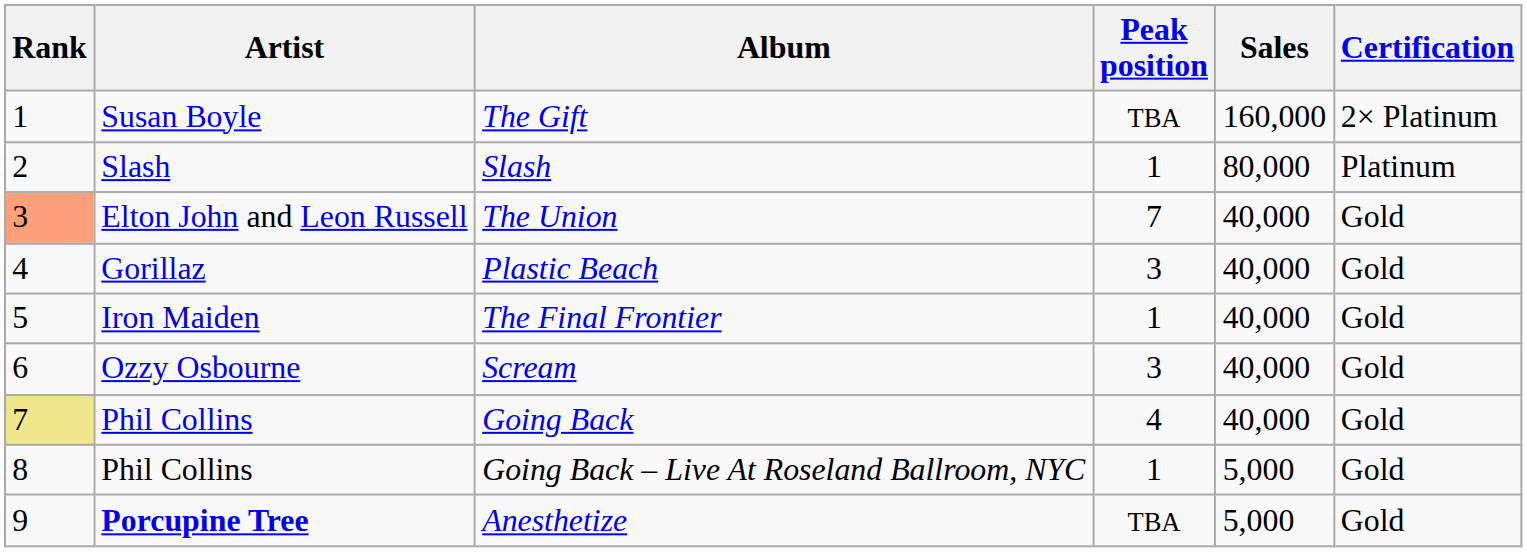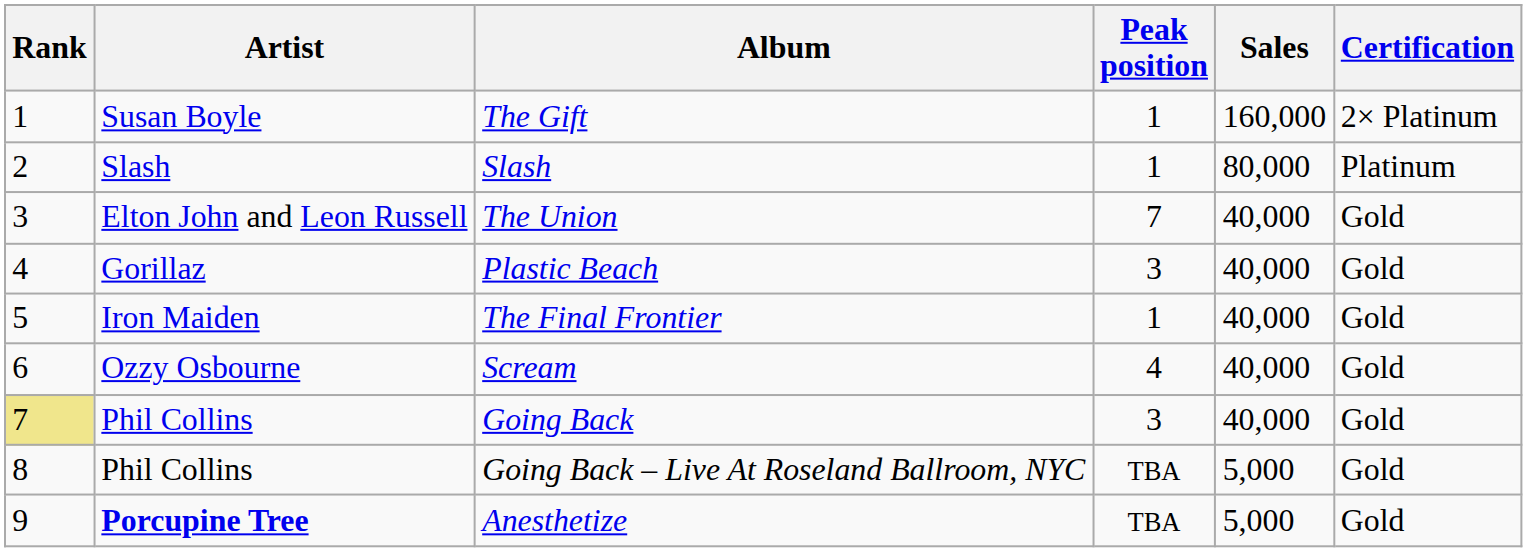(1154, 116) TBA -> (1154, 116) 1
(20, 217) lightsalmon background -> (20, 217) no background
(1154, 368) 3 -> (1154, 368) 4
(1154, 419) 4 -> (1154, 419) 3
(1154, 469) 1 -> (1154, 469) TBA
